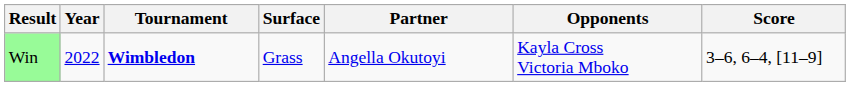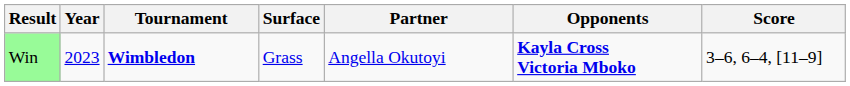(82, 56) 2022 -> (82, 56) 2023
(573, 56) normal -> (577, 56) bold
